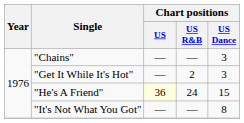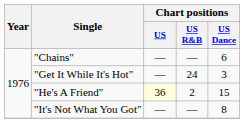(224, 57) 3 -> (224, 57) 6
(192, 74) 2 -> (192, 74) 24
(192, 92) 24 -> (192, 92) 2
